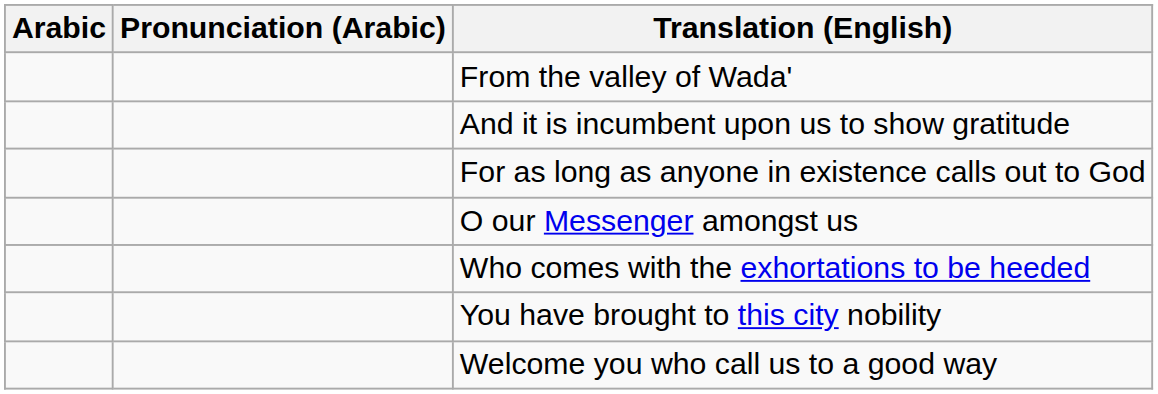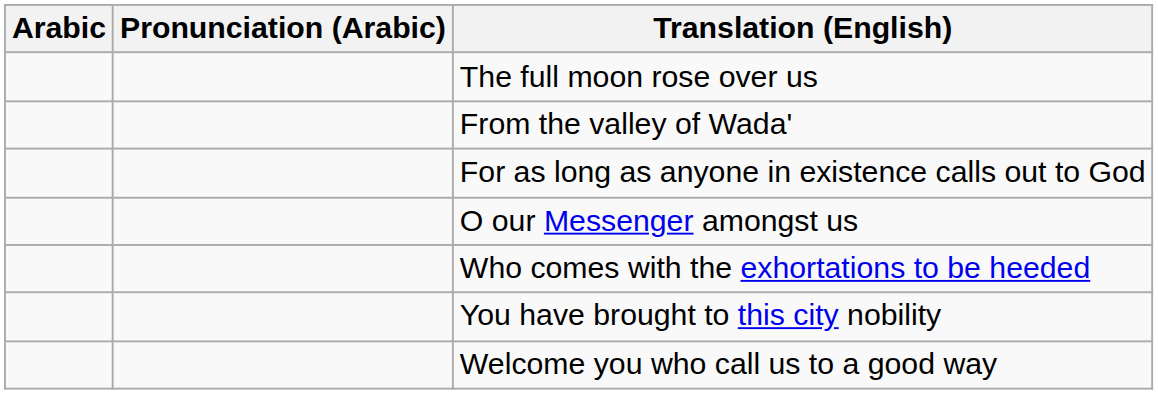+ row: (639, 76)
- row: (765, 124)
